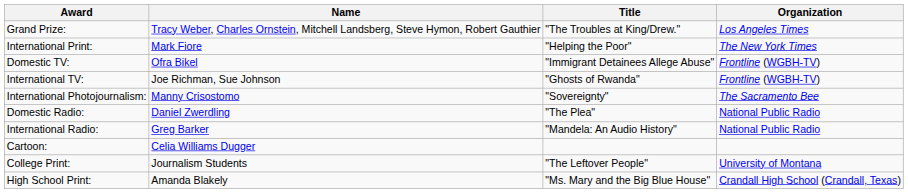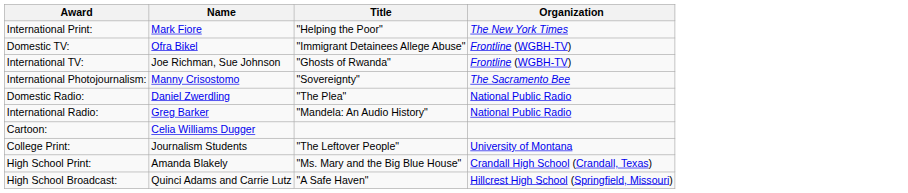- row: (36, 29)
+ row: (62, 180)
